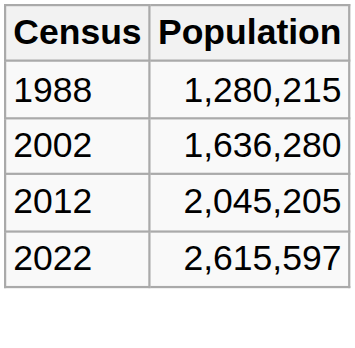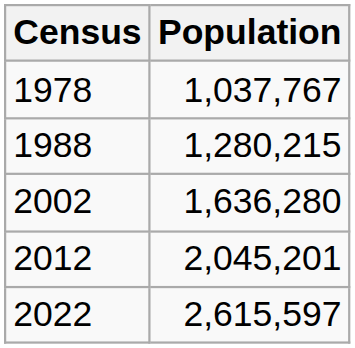+ row: (53, 88)
(262, 201) 2,045,205 -> (262, 257) 2,045,201
